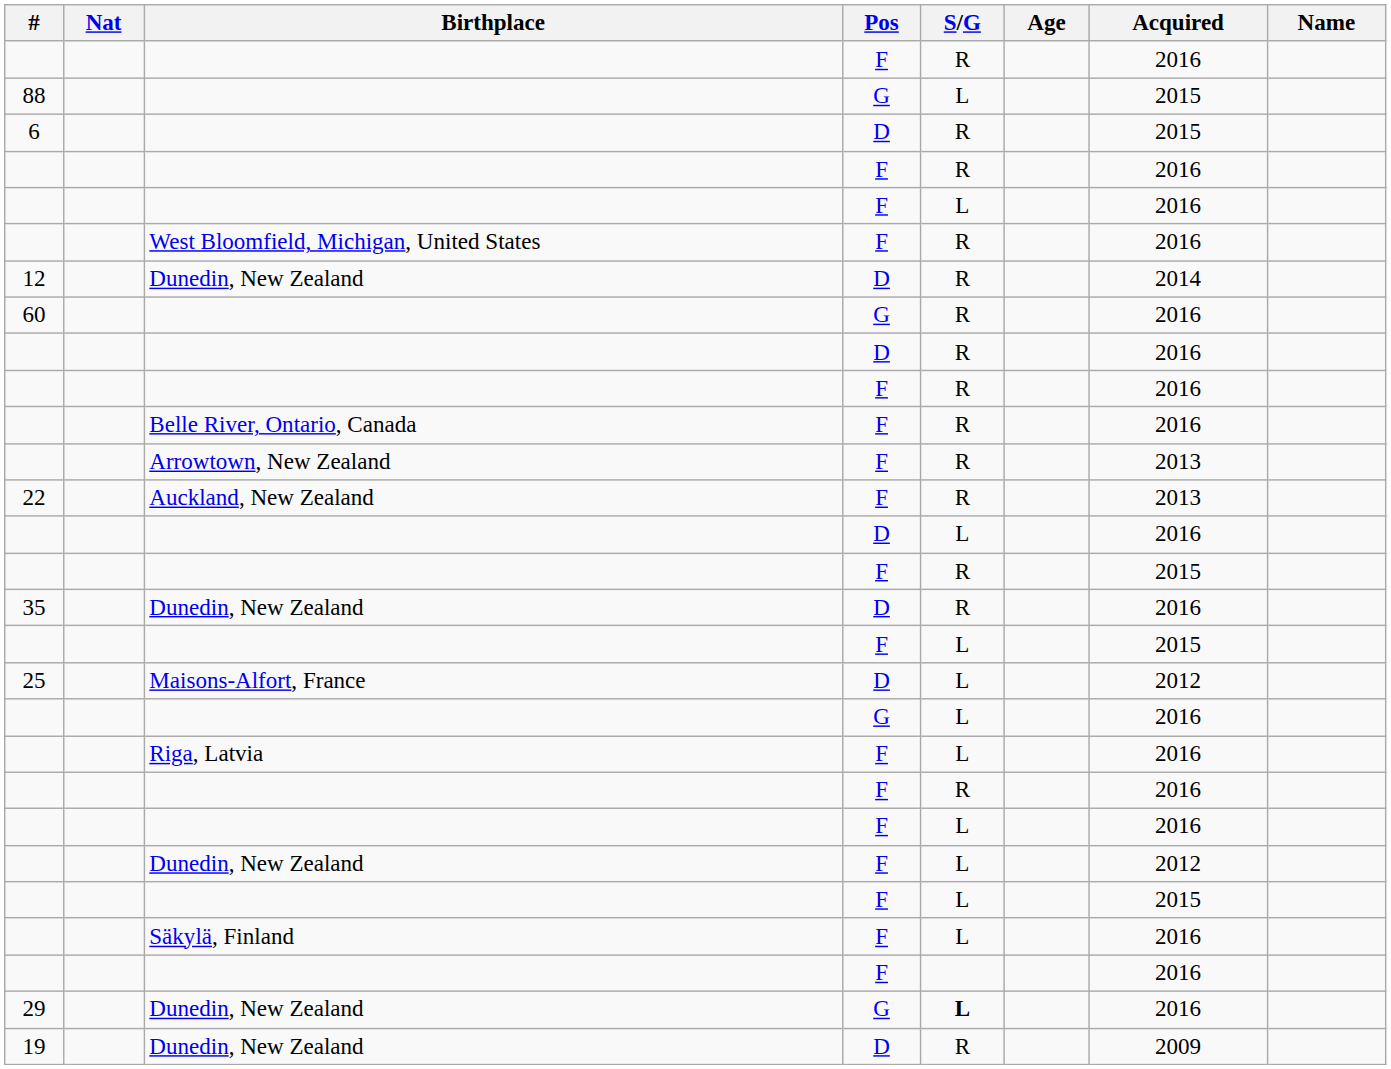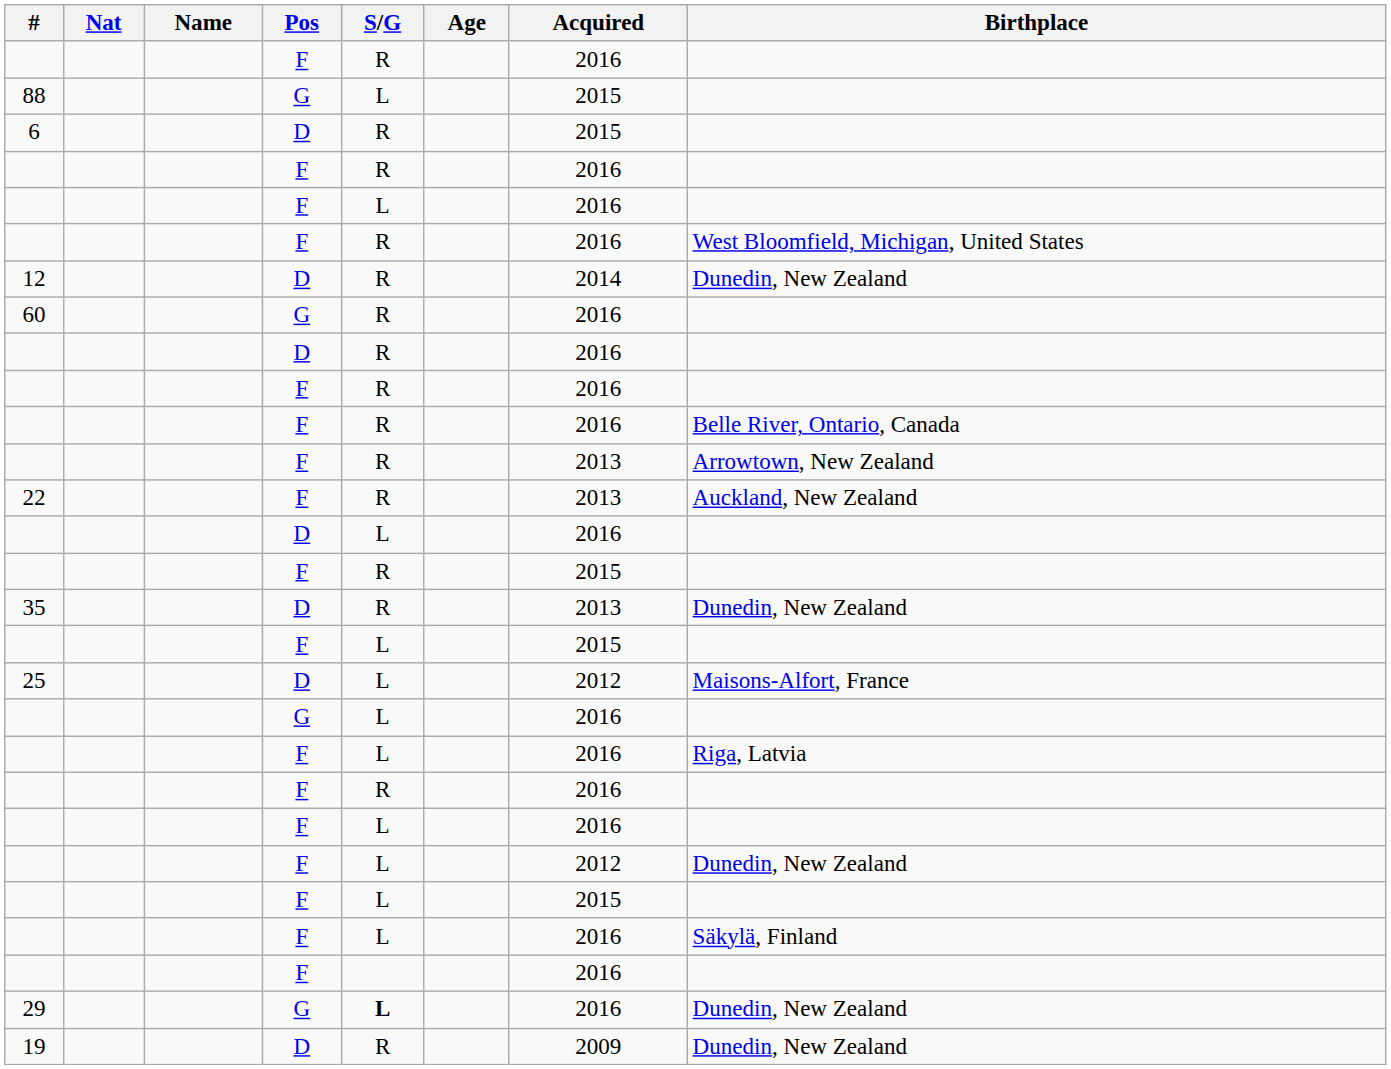columns swapped: (1326, 22) <-> (493, 22)
(1178, 607) 2016 -> (598, 607) 2013
